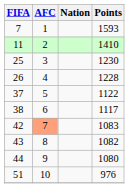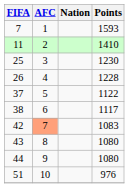(108, 142) 1082 -> (108, 142) 1080
